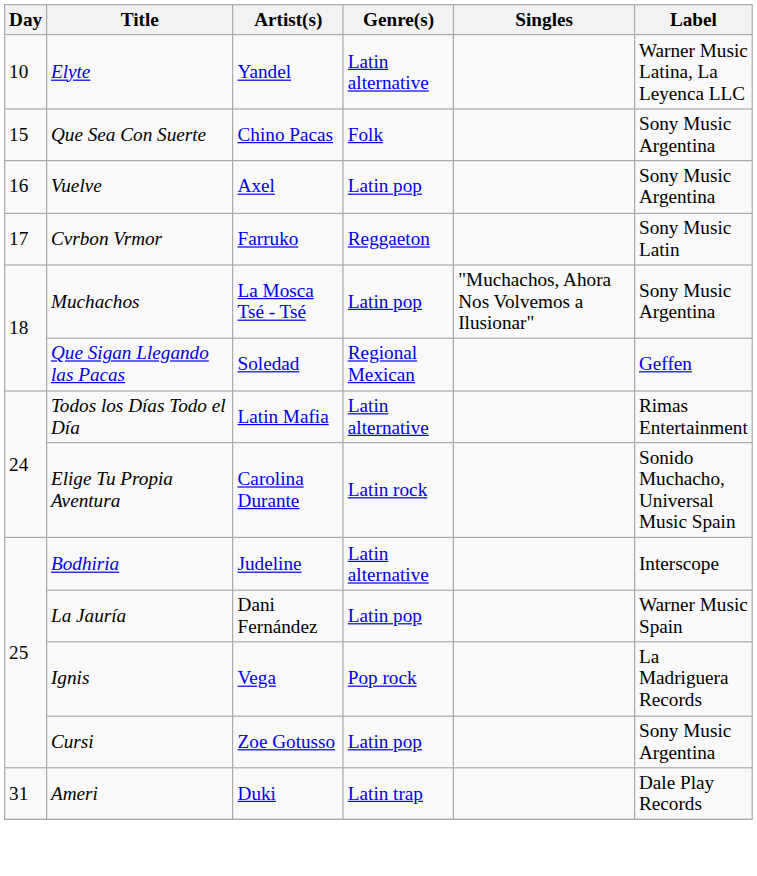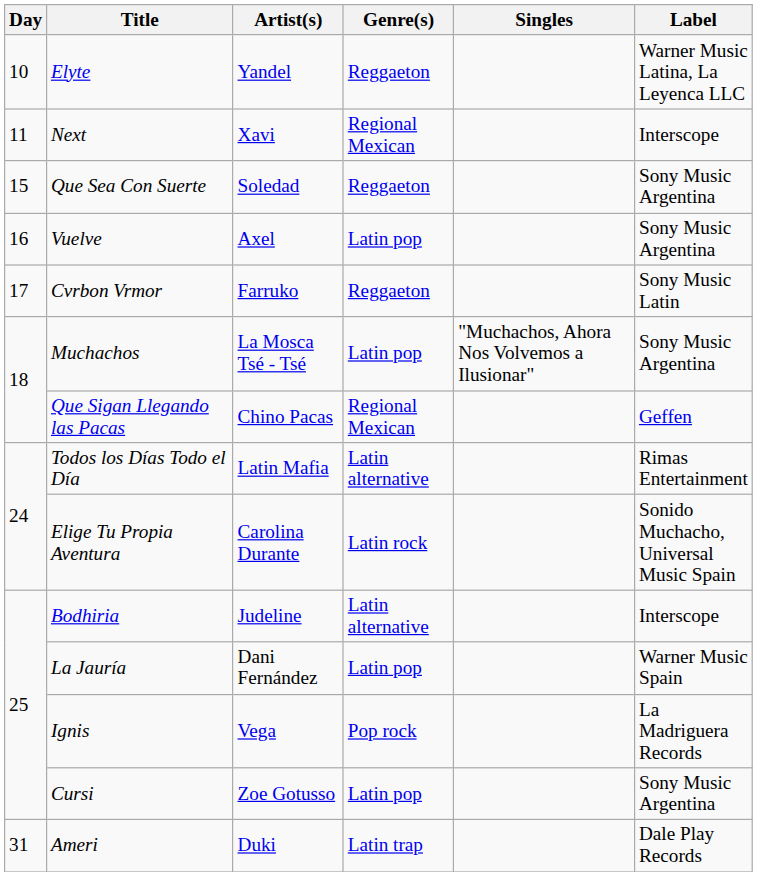(388, 71) Latin alternative -> (389, 71) Reggaeton
+ row: (69, 134)
(285, 134) Chino Pacas -> (268, 186) Soledad
(365, 134) Folk -> (389, 186) Reggaeton
(268, 364) Soledad -> (285, 416) Chino Pacas
